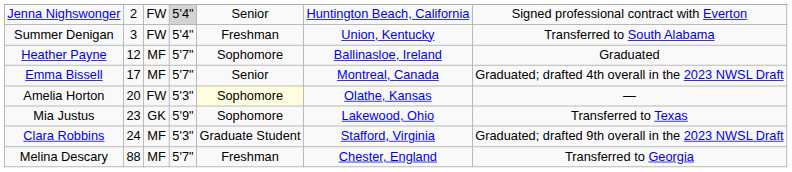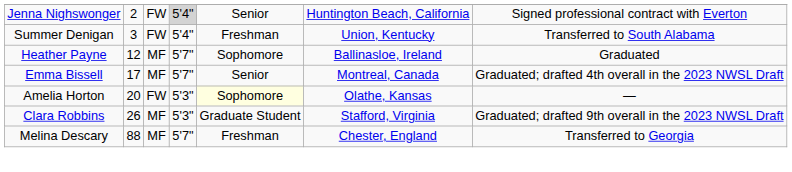- row: (64, 116)
(134, 136) 24 -> (134, 116) 26
